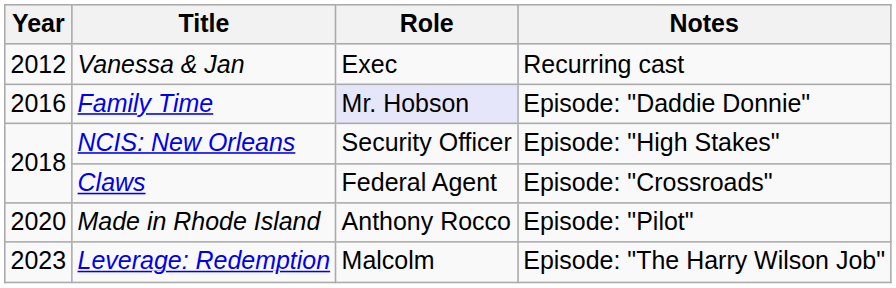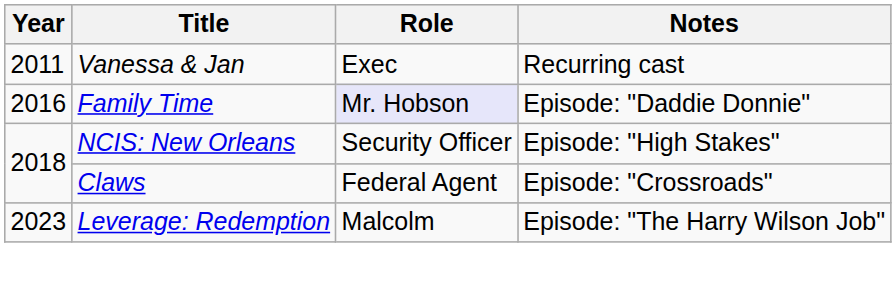(38, 63) 2012 -> (37, 63) 2011
- row: (199, 222)
